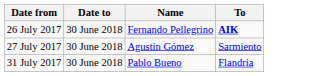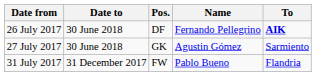+ column: (161, 12)
(94, 63) 30 June 2018 -> (106, 63) 31 December 2017
